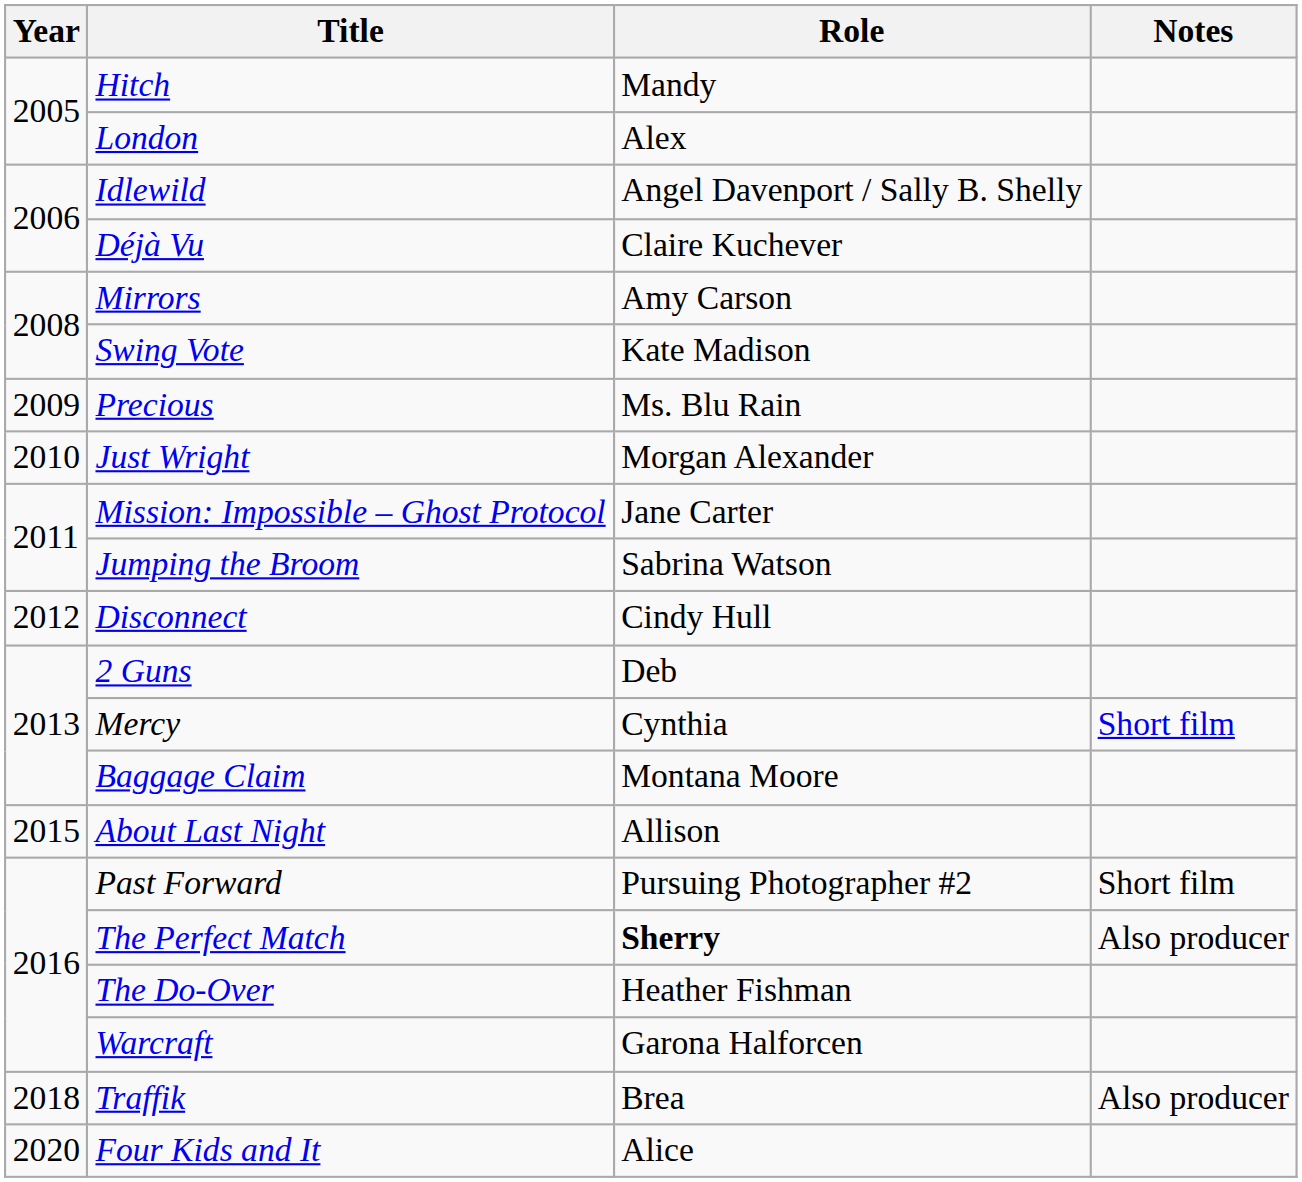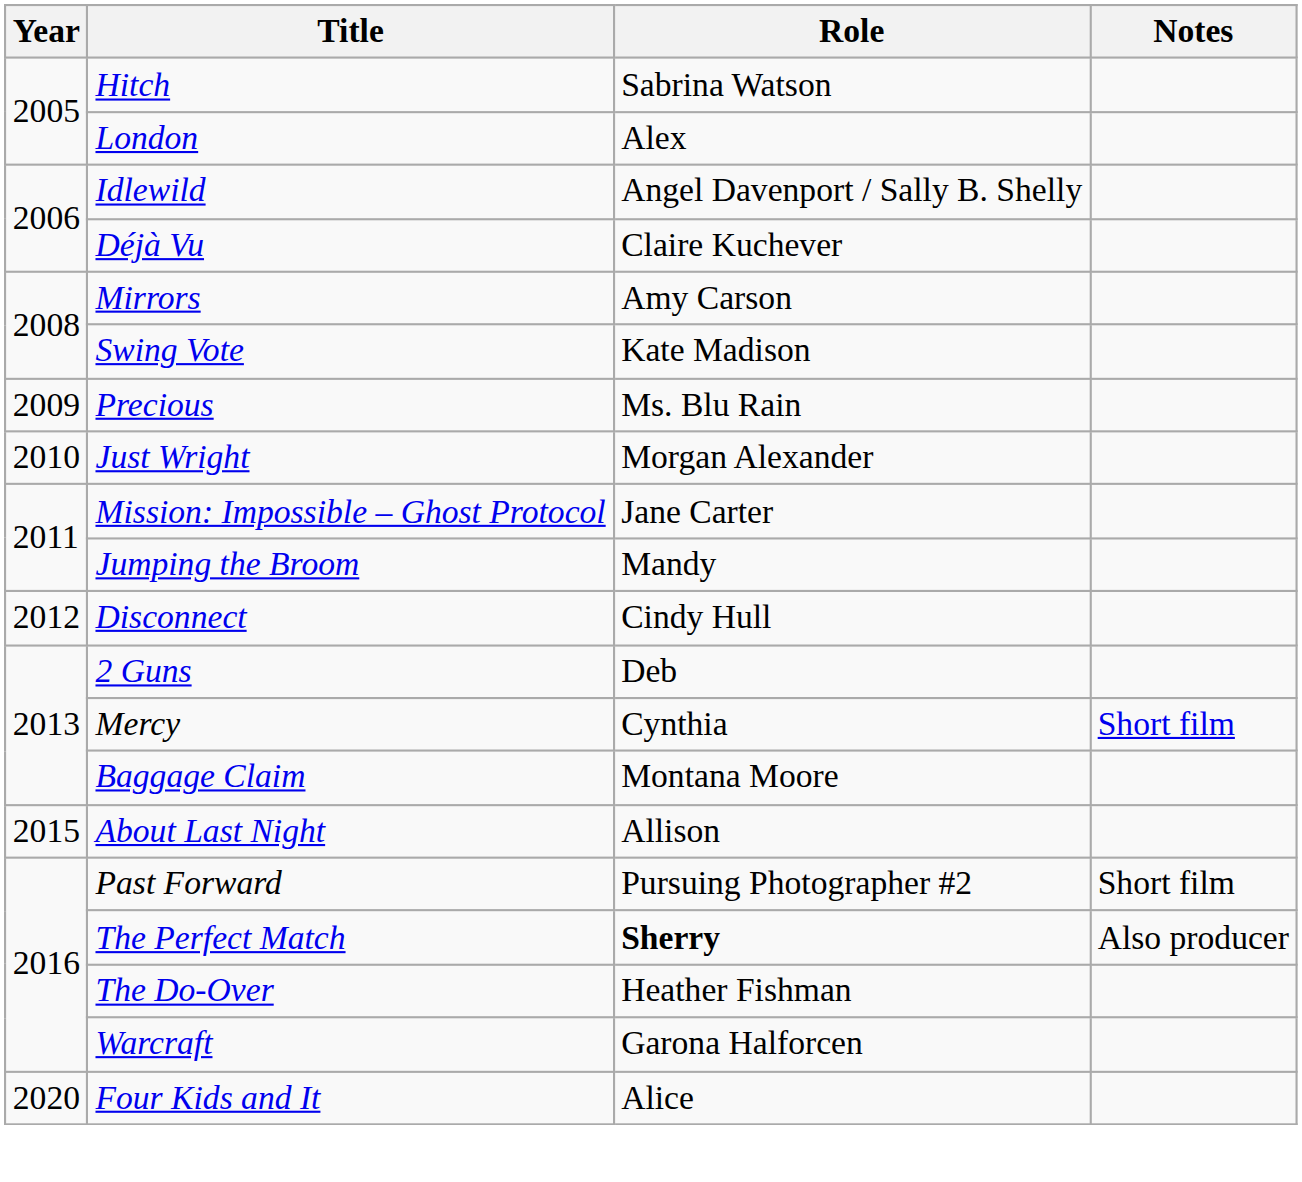(669, 84) Mandy -> (726, 84) Sabrina Watson
(726, 564) Sabrina Watson -> (669, 564) Mandy
- row: (140, 1096)
